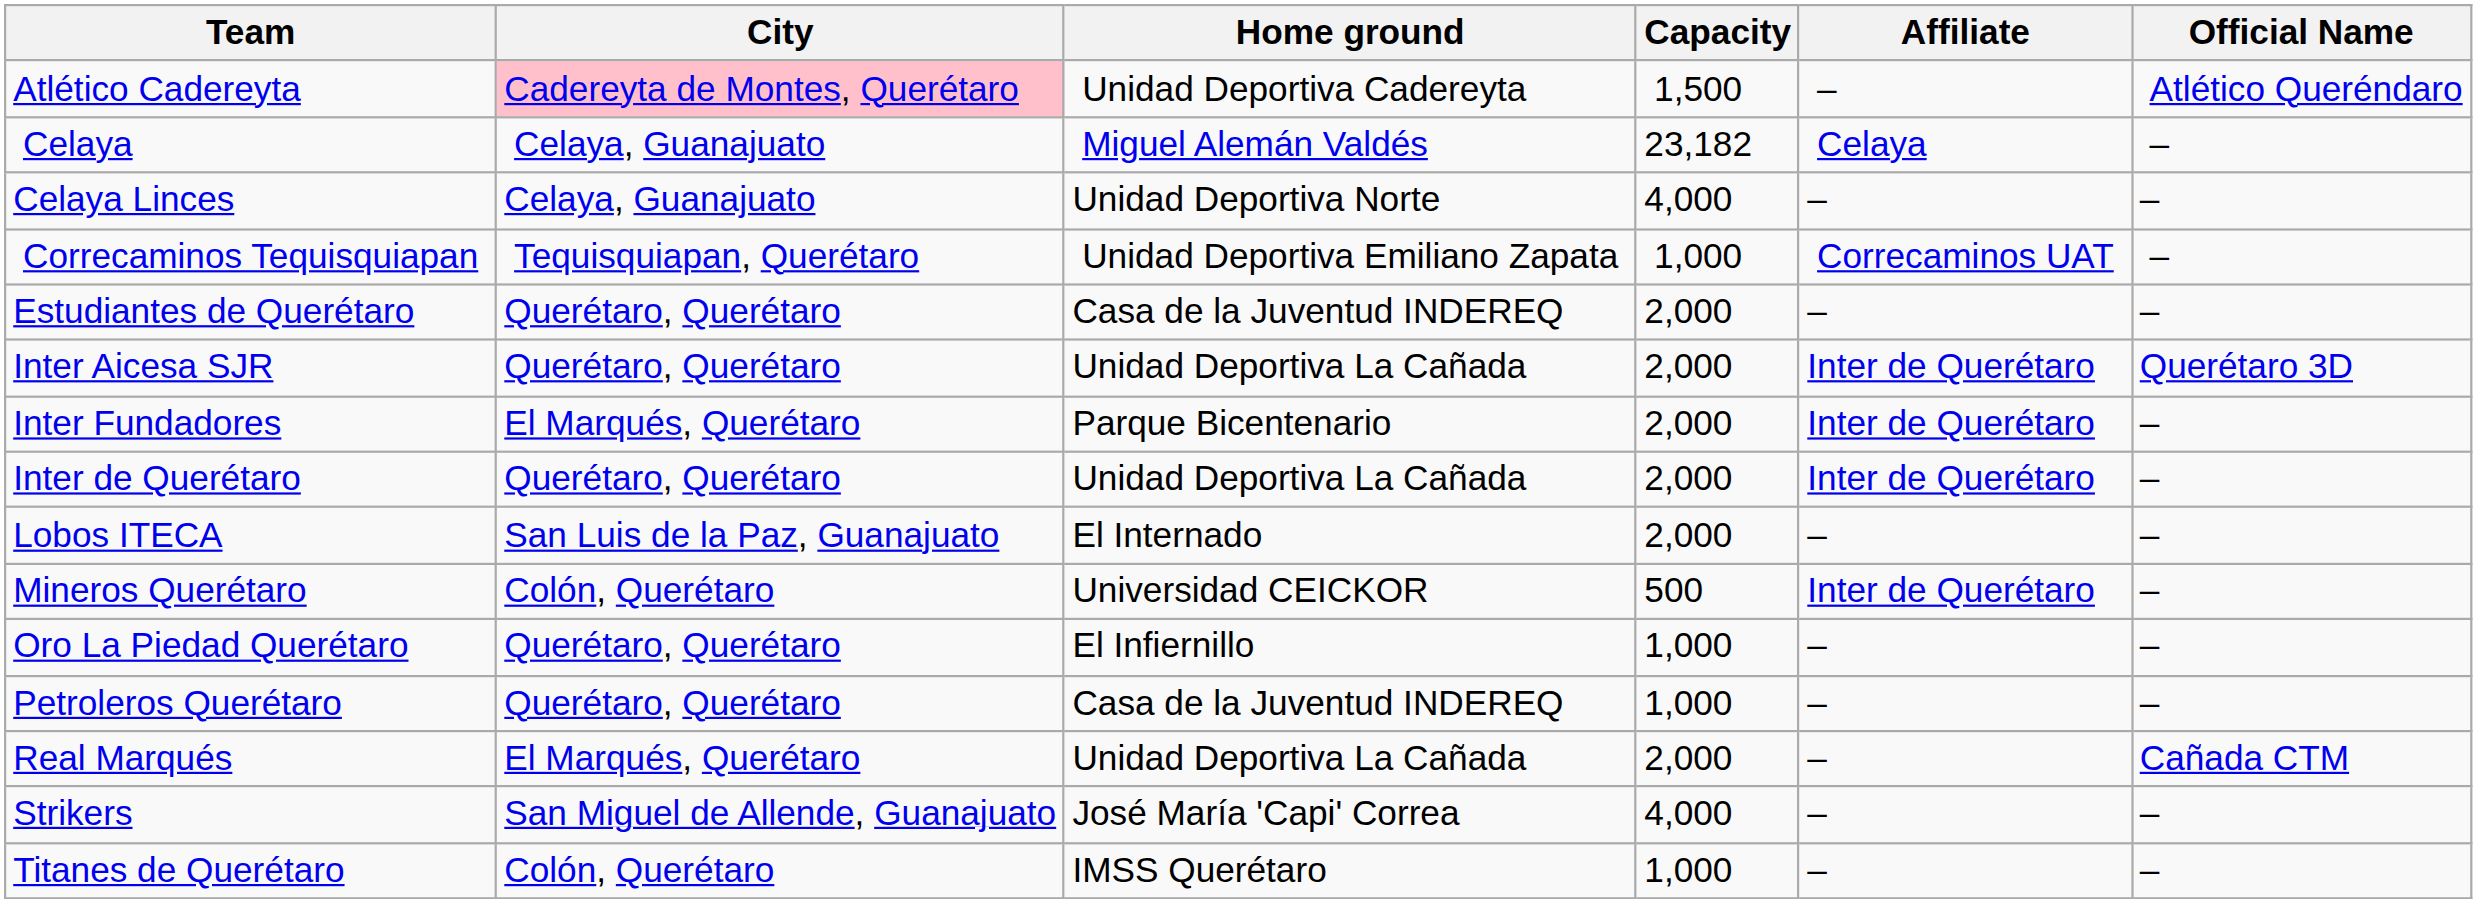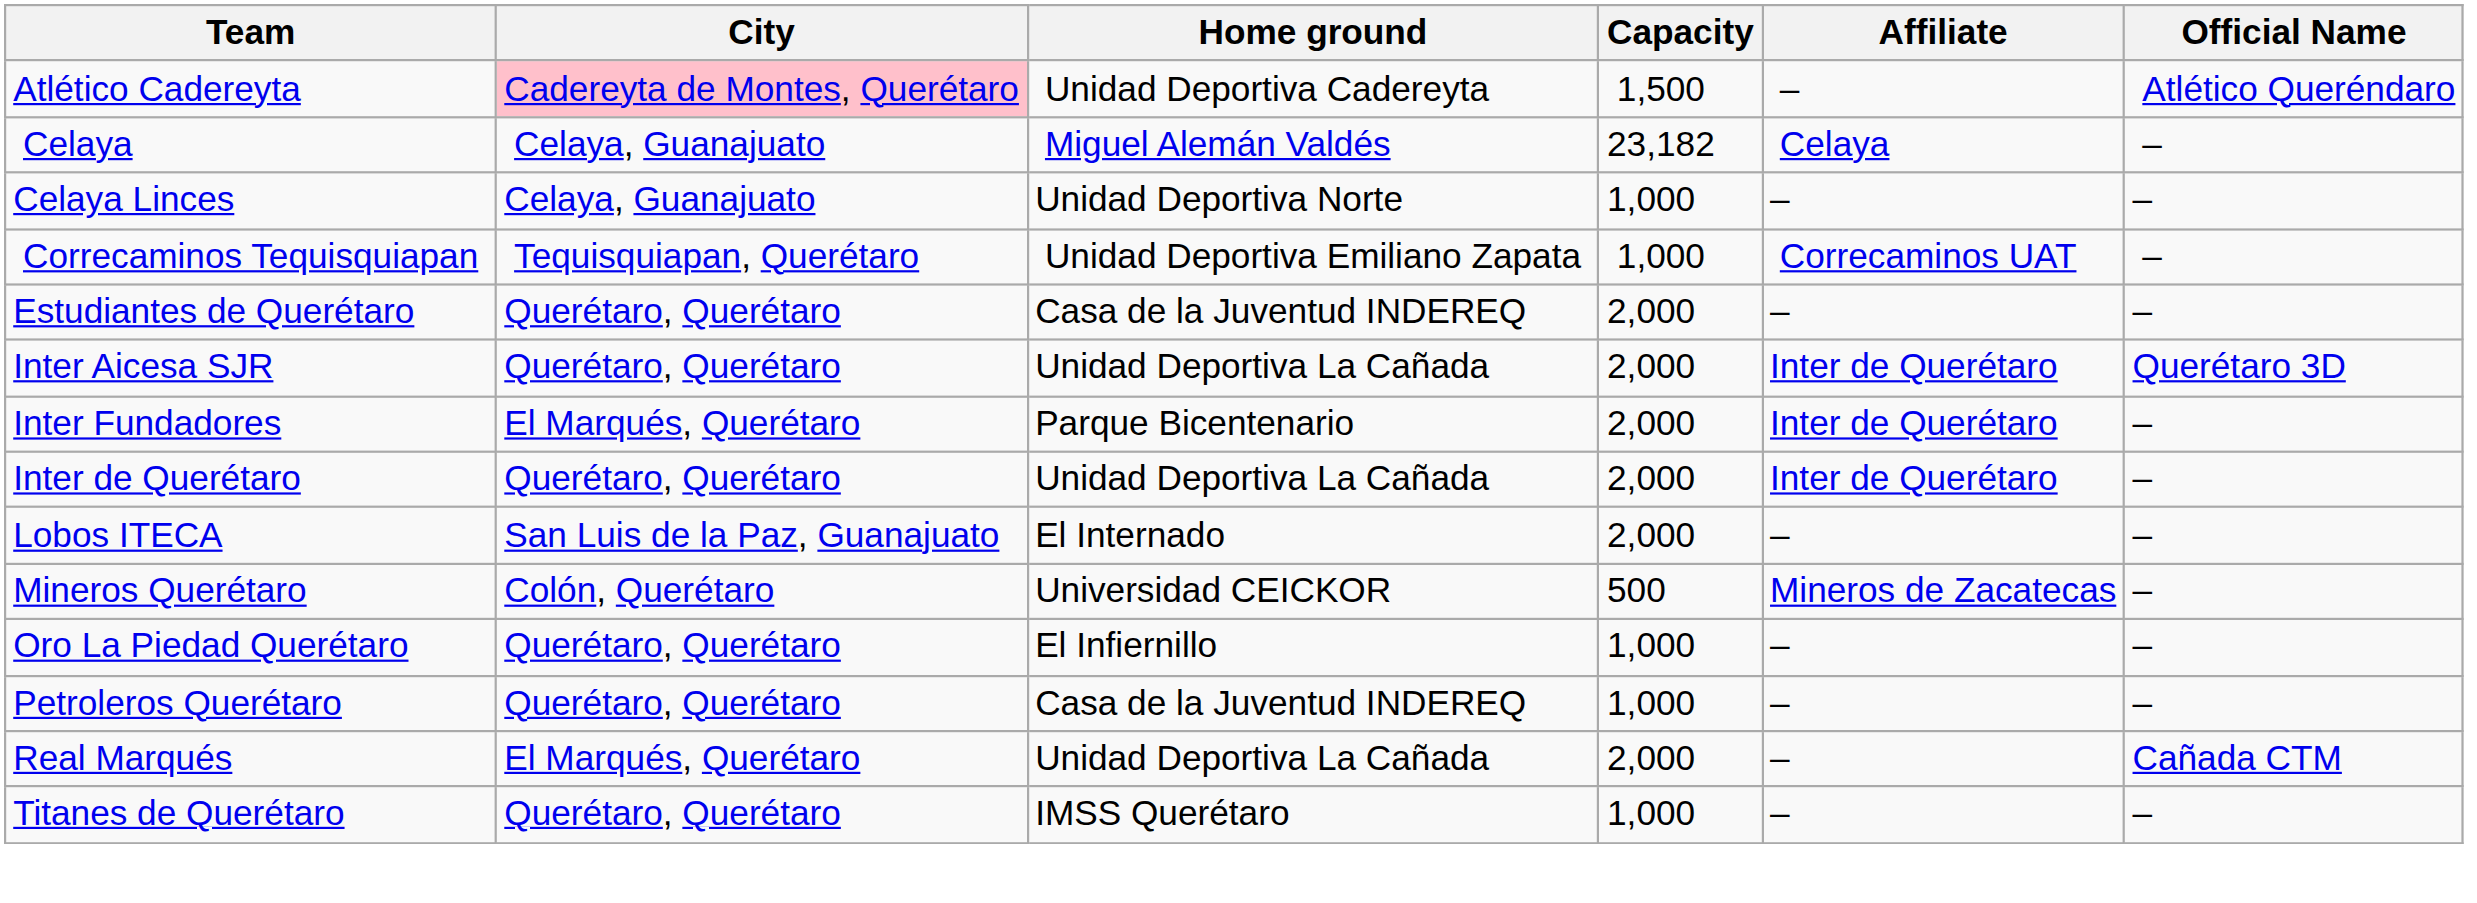(1688, 199) 4,000 -> (1651, 199) 1,000
(1951, 590) Inter de Querétaro -> (1943, 590) Mineros de Zacatecas
- row: (73, 813)
(639, 869) Colón, Querétaro -> (673, 813) Querétaro, Querétaro
